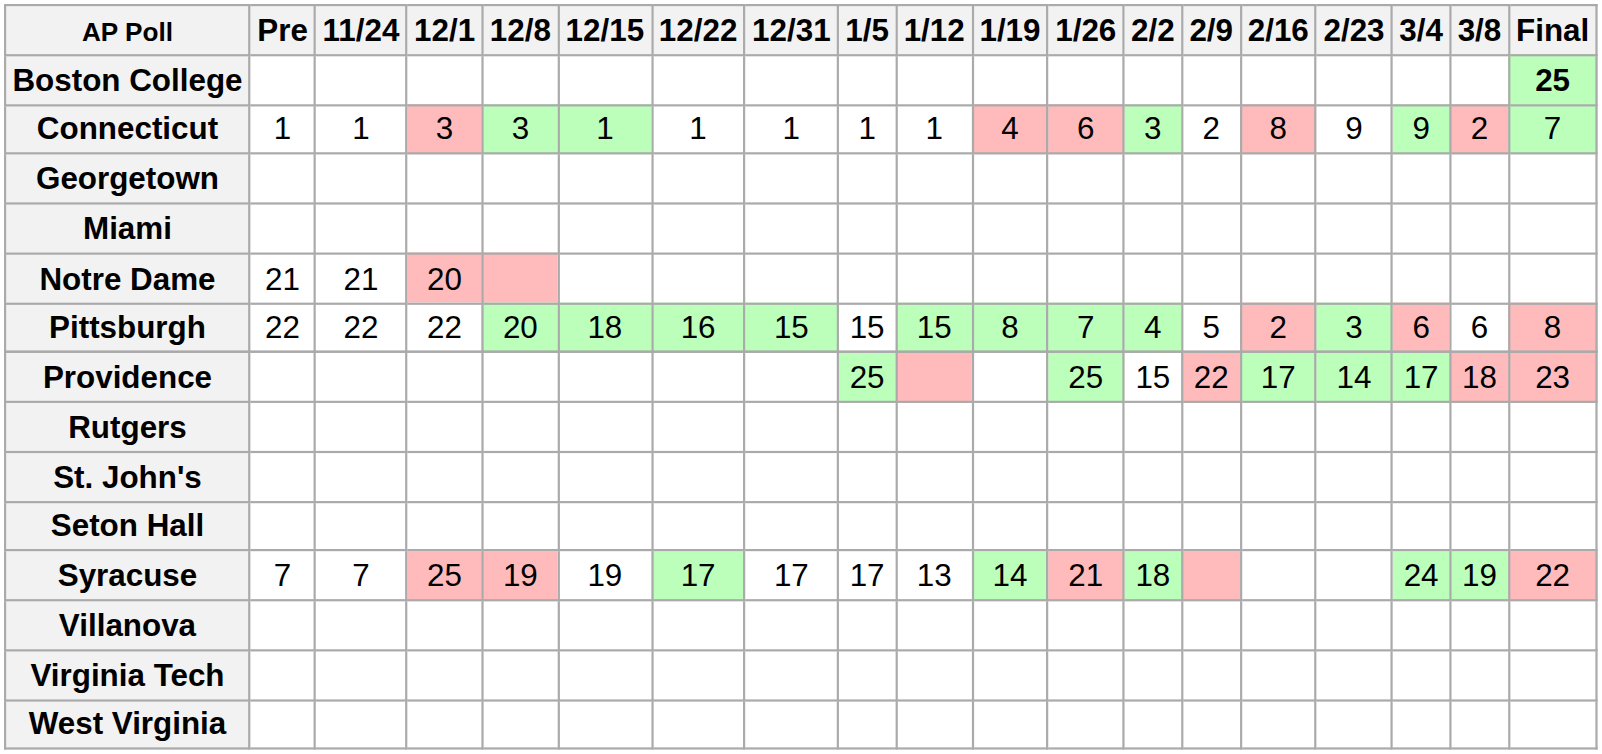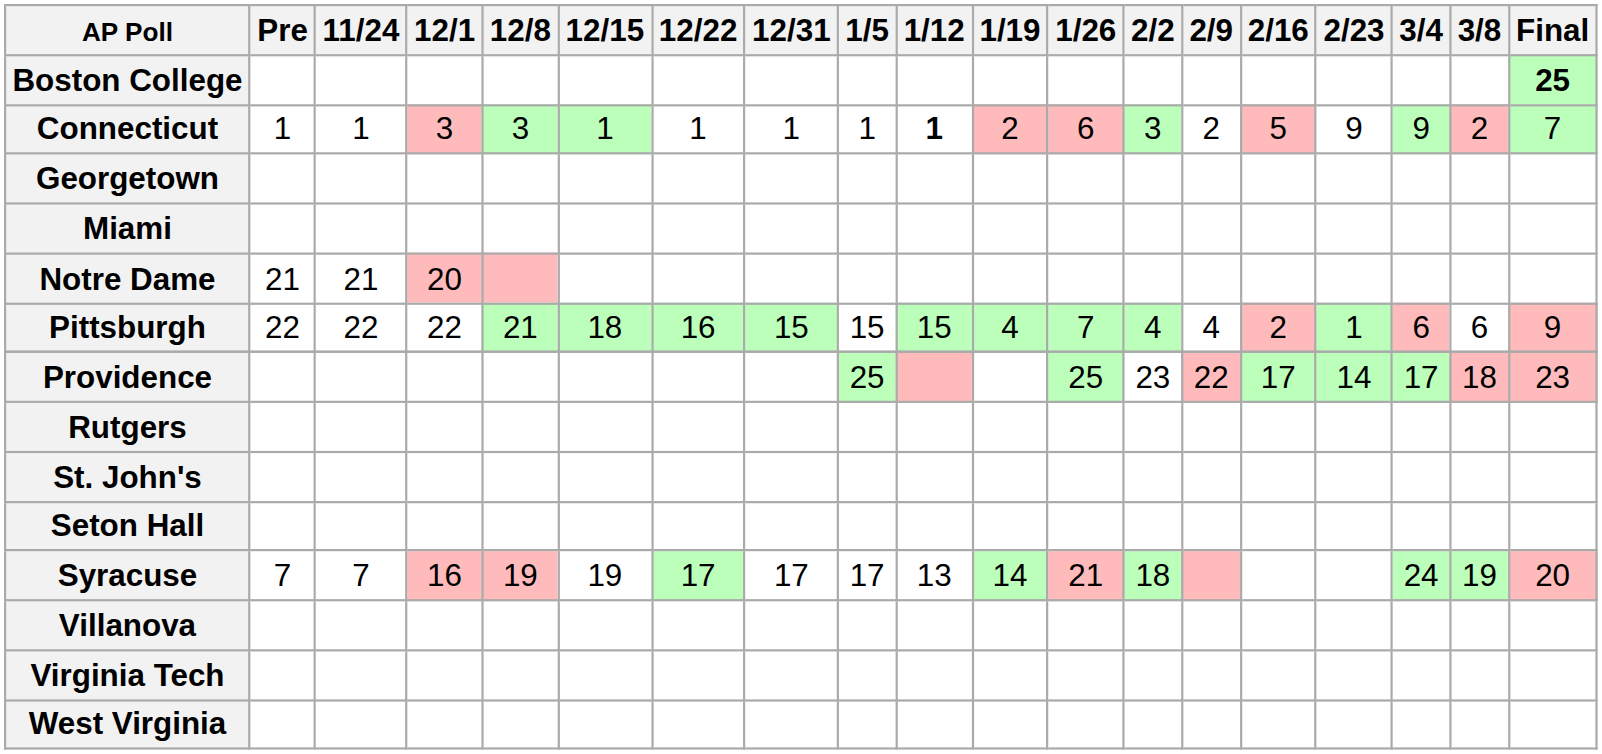(934, 129) normal -> (934, 129) bold
(1010, 129) 4 -> (1010, 129) 2
(1278, 129) 8 -> (1278, 129) 5
(520, 328) 20 -> (520, 328) 21
(1010, 328) 8 -> (1010, 328) 4
(1211, 328) 5 -> (1211, 328) 4
(1354, 328) 3 -> (1354, 328) 1
(1553, 328) 8 -> (1553, 328) 9
(1153, 377) 15 -> (1153, 377) 23
(445, 576) 25 -> (445, 576) 16
(1553, 576) 22 -> (1553, 576) 20
